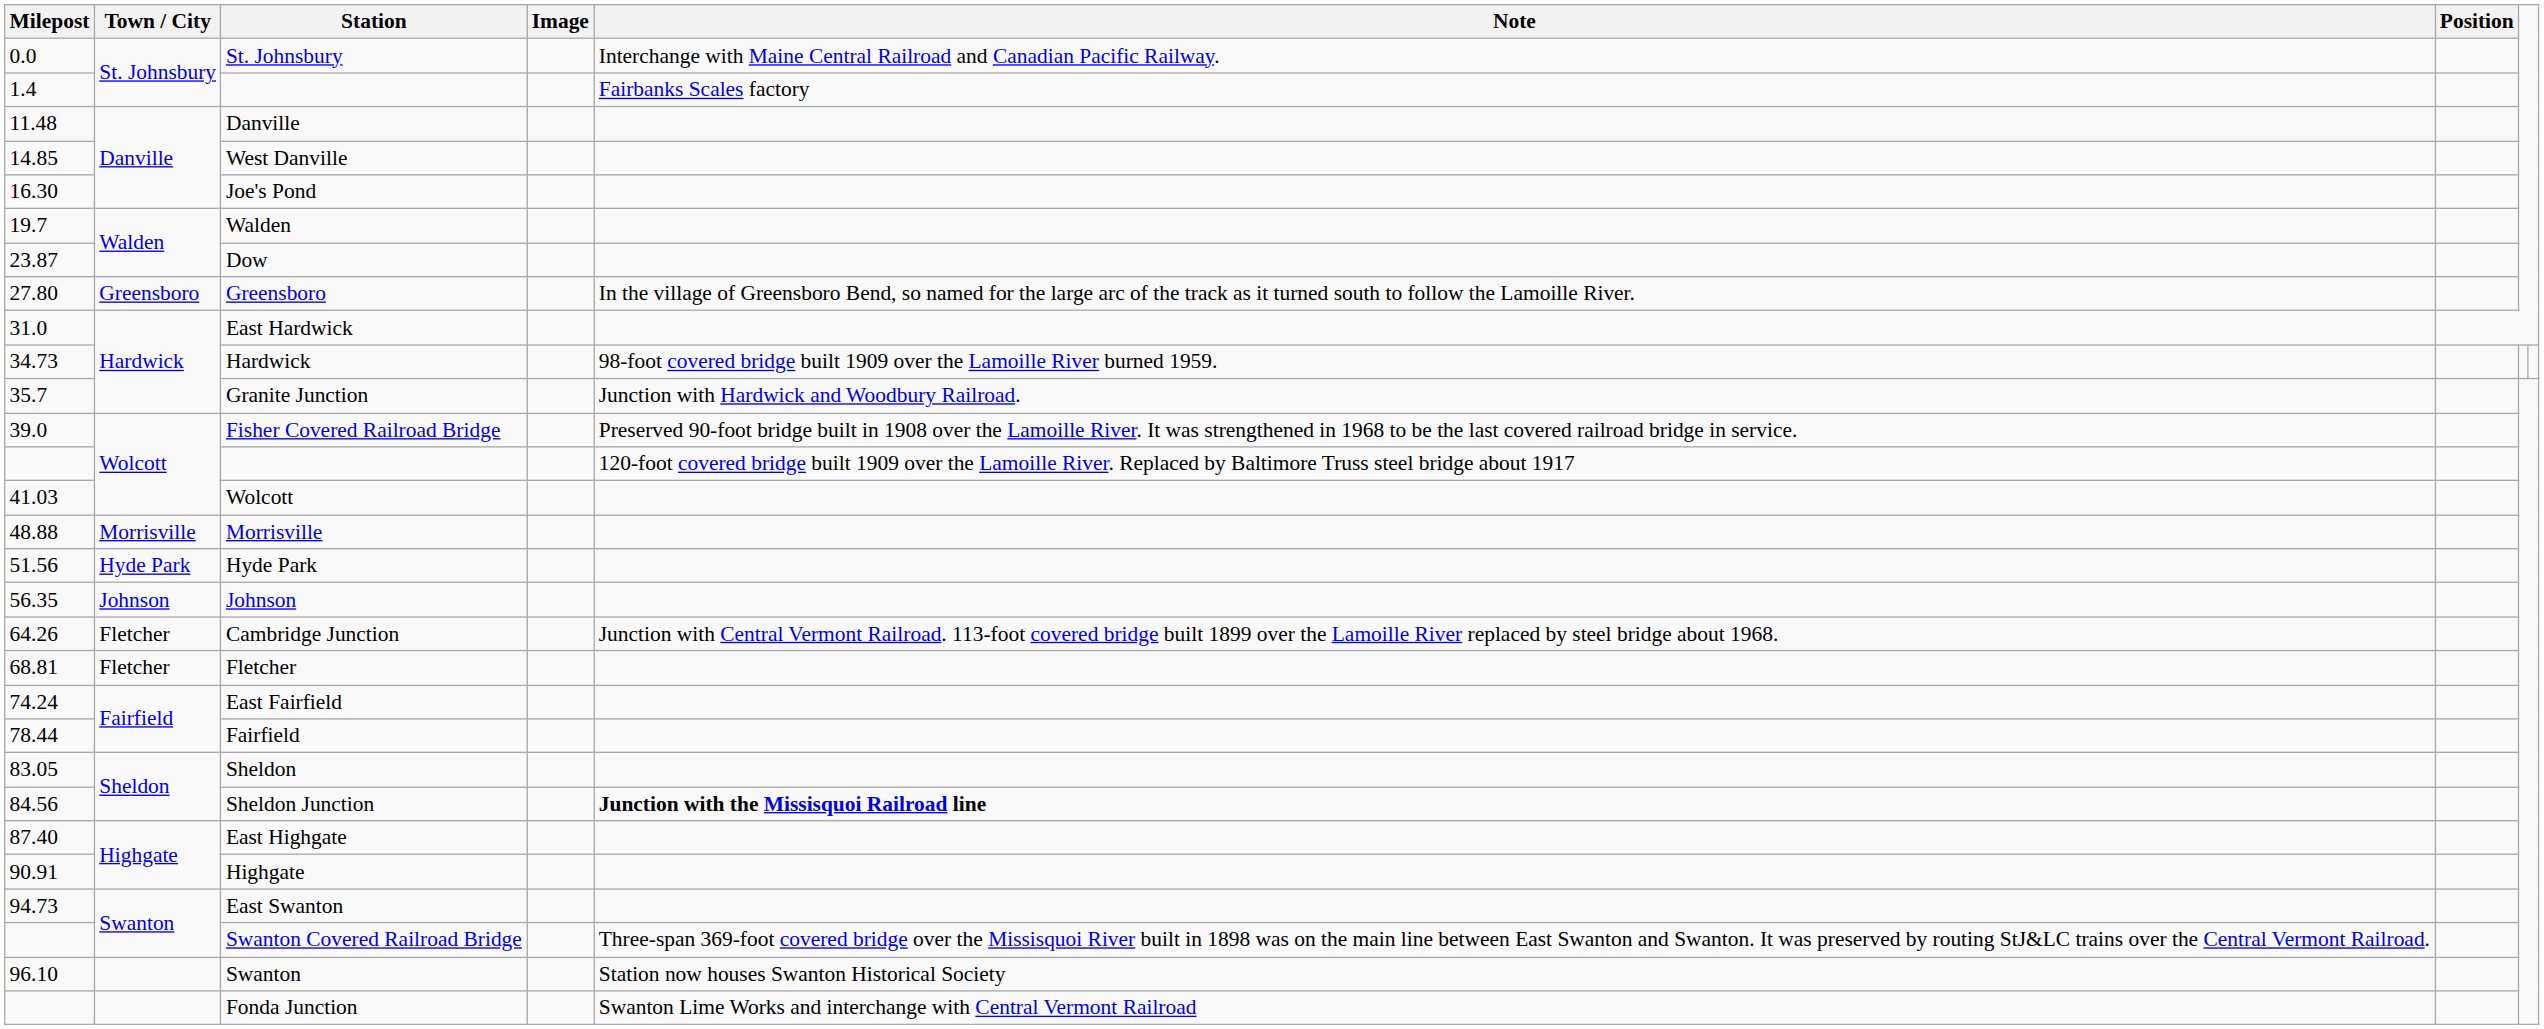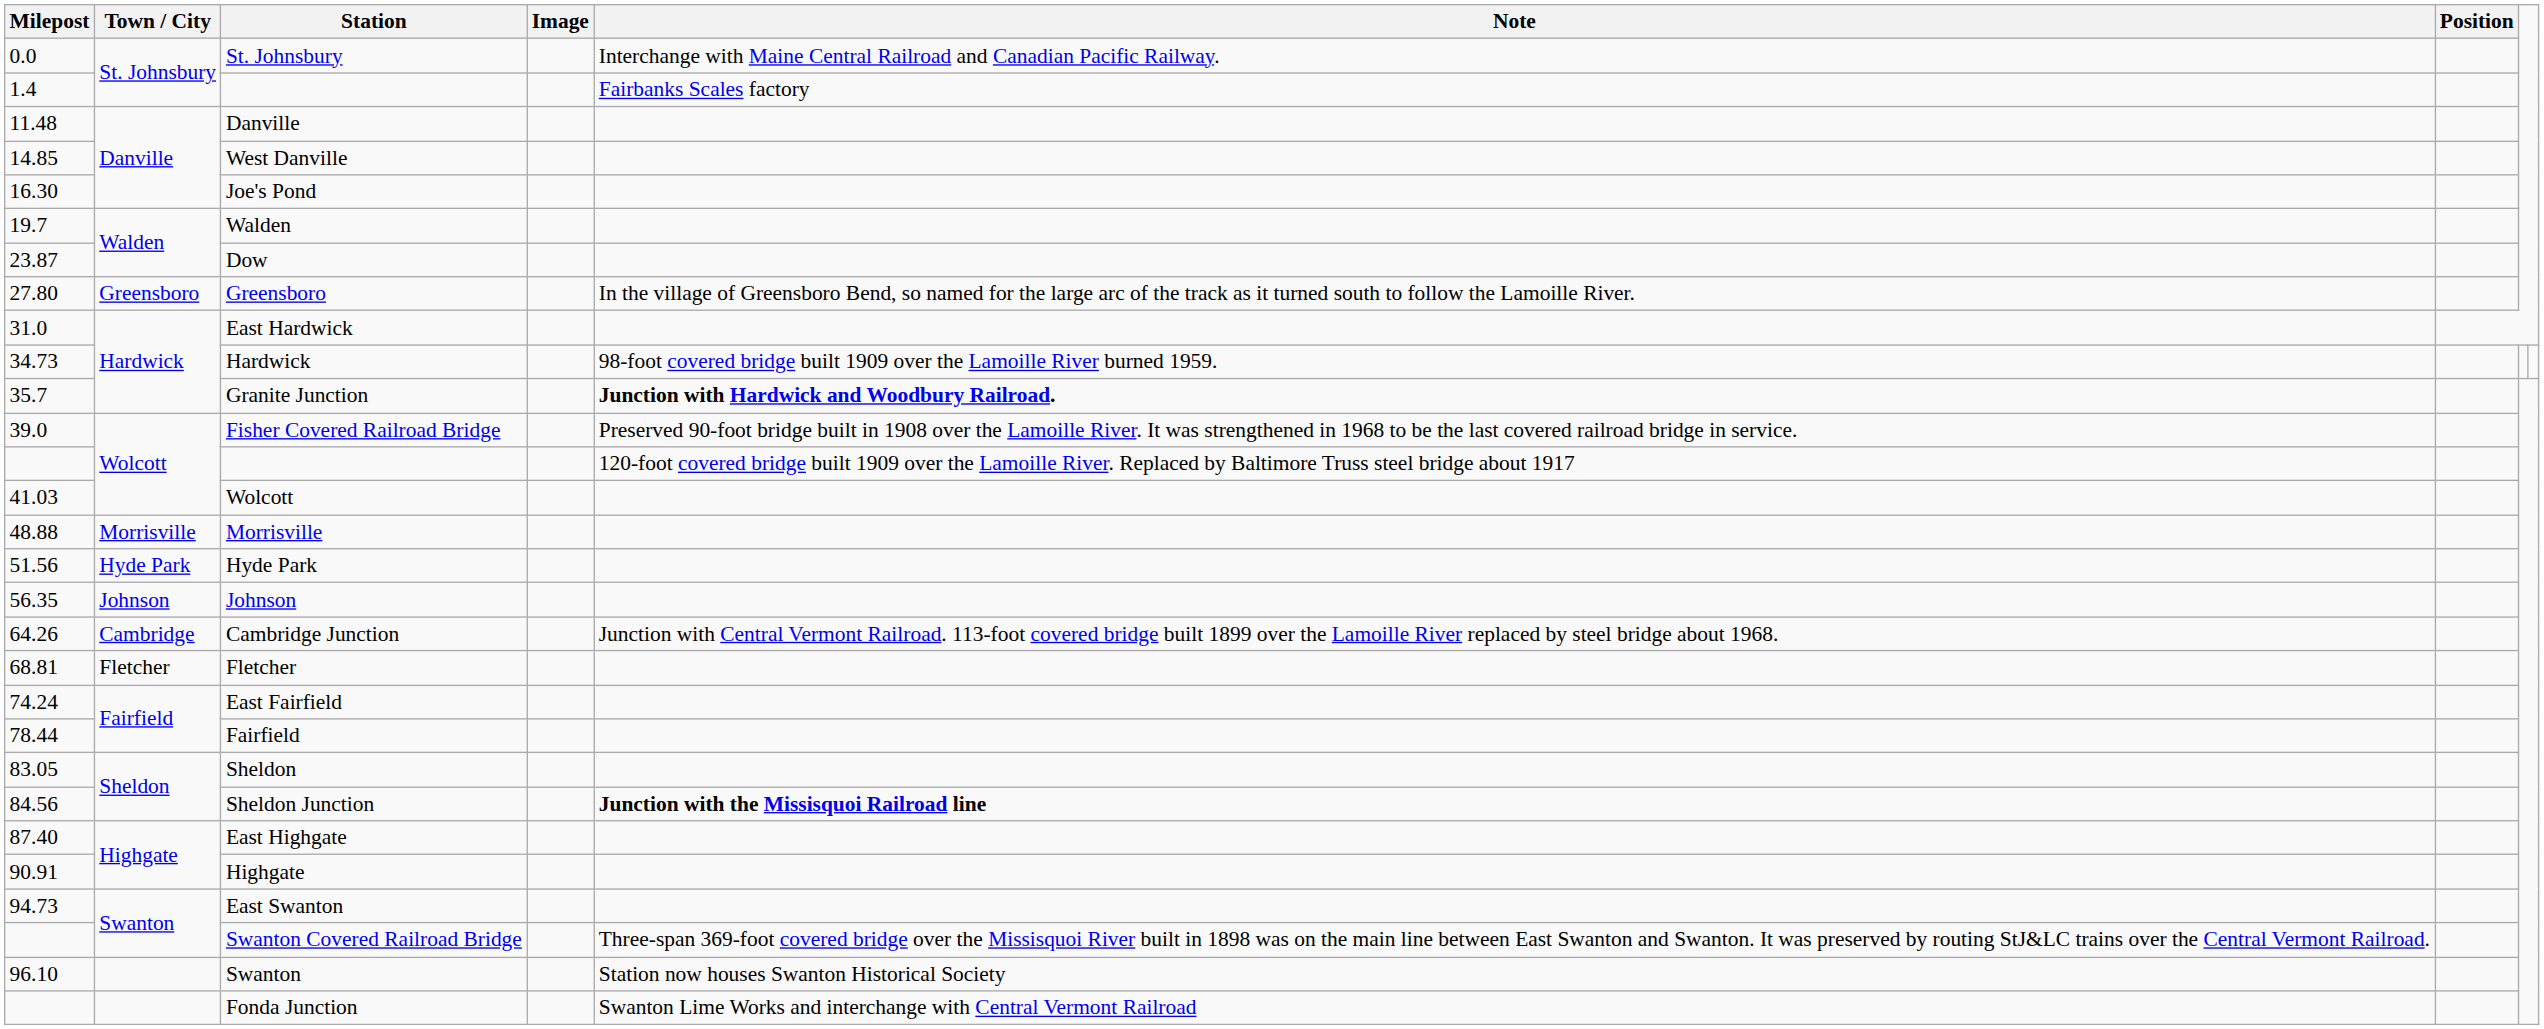(810, 395) normal -> (827, 395) bold
(134, 633) Fletcher -> (147, 633) Cambridge
